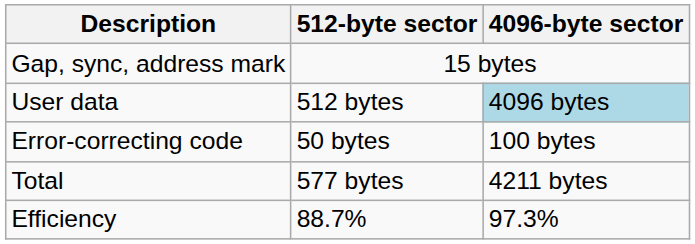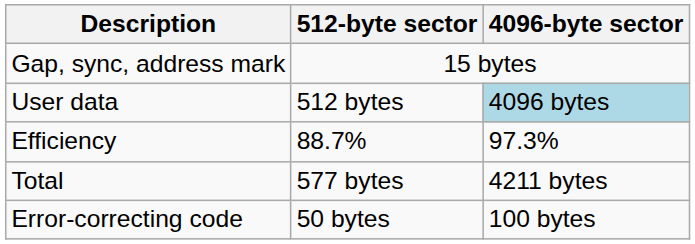rows swapped: (127, 141) <-> (64, 219)
